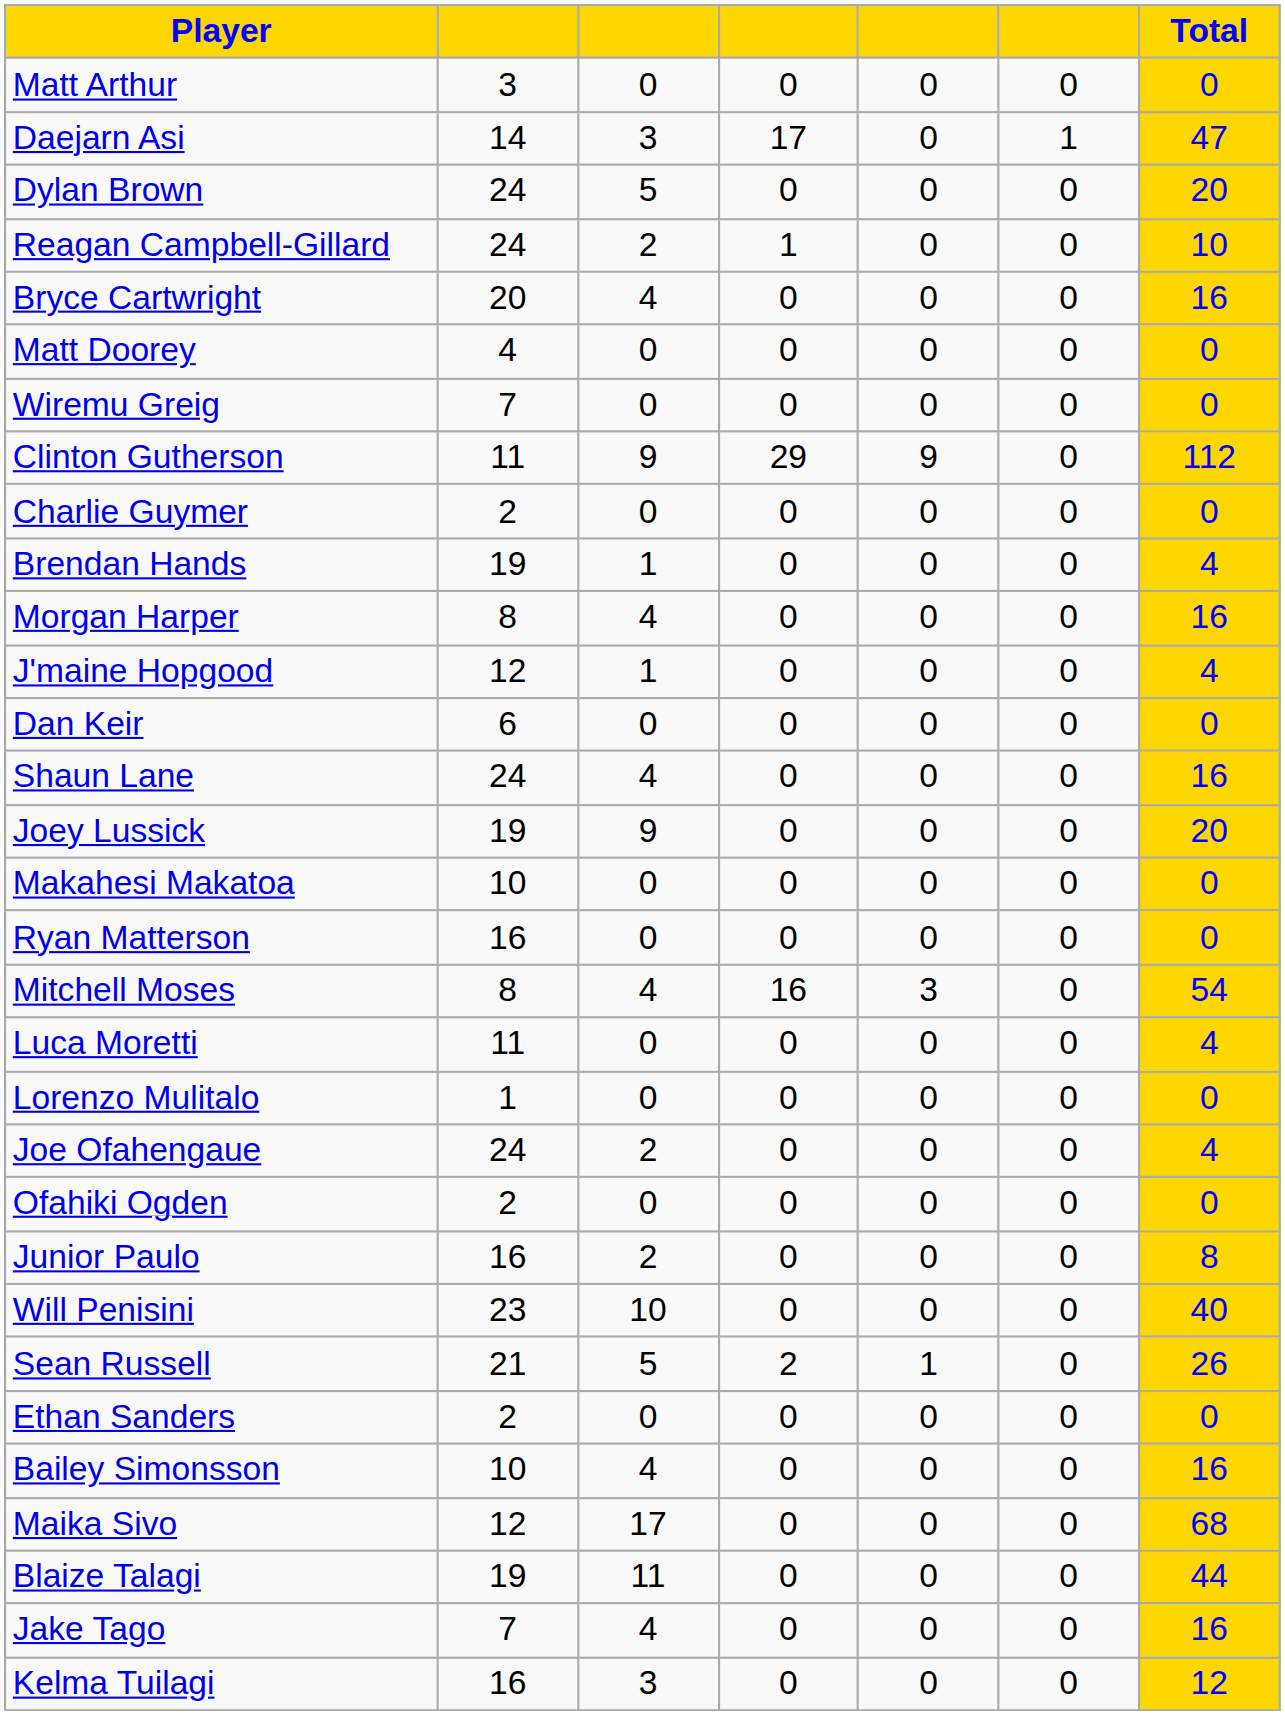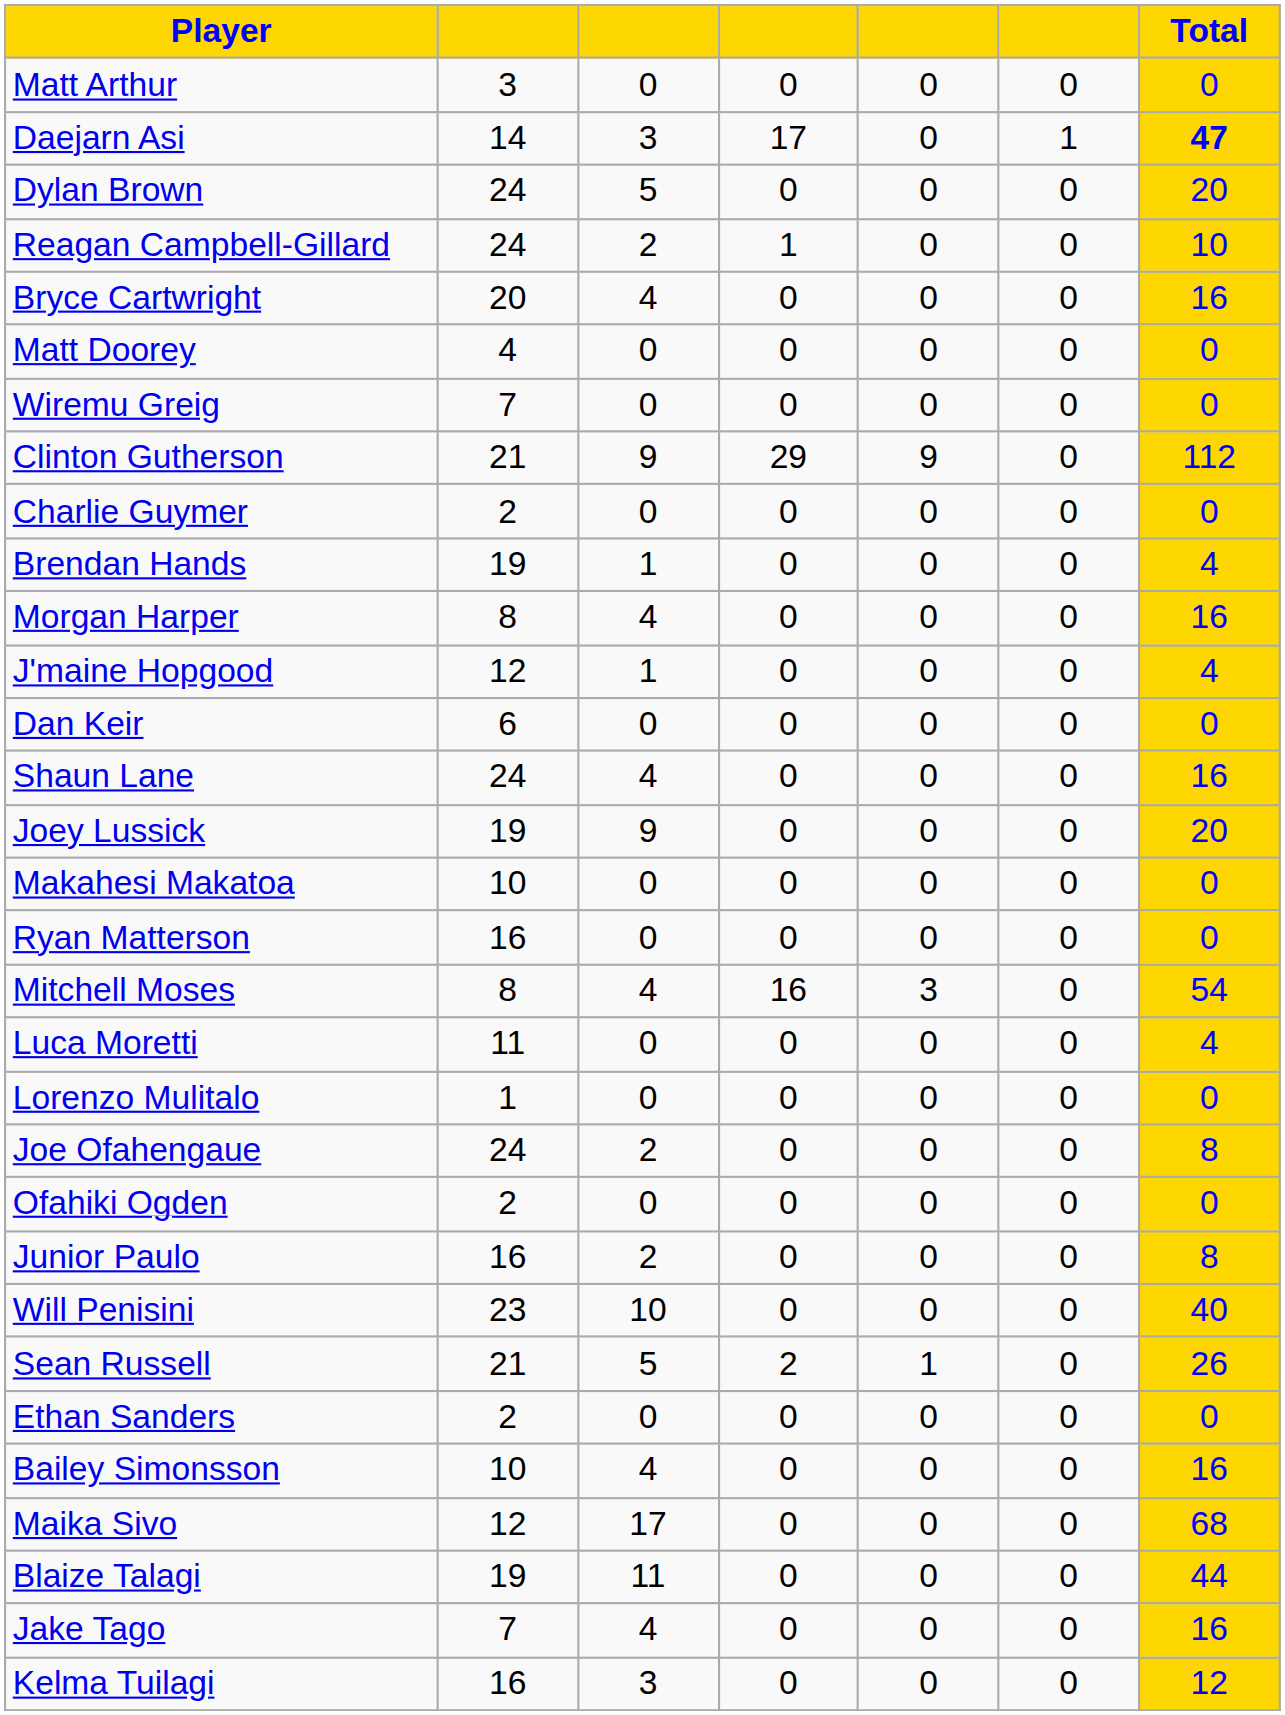(1209, 137) normal -> (1209, 137) bold
(508, 457) 11 -> (508, 457) 21
(1209, 1150) 4 -> (1209, 1150) 8
